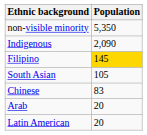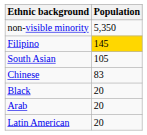- row: (29, 43)
+ row: (19, 91)
